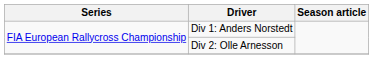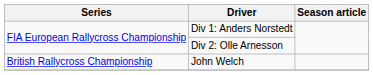+ row: (217, 62)
